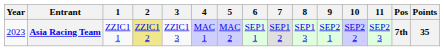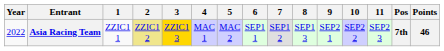(16, 32) 2023 -> (16, 32) 2022
(177, 32) no background -> (177, 32) gold background
(425, 32) 35 -> (425, 32) 46
